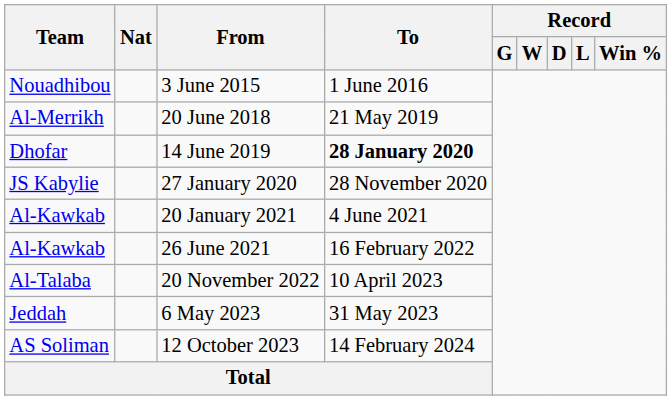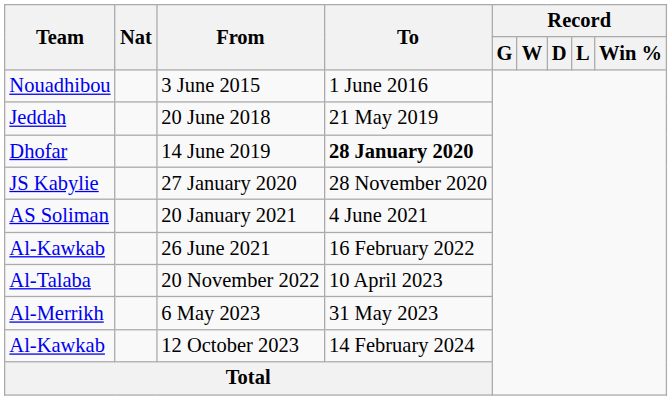(57, 118) Al-Merrikh -> (38, 118) Jeddah
(57, 215) Al-Kawkab -> (59, 215) AS Soliman
(38, 313) Jeddah -> (57, 313) Al-Merrikh
(59, 345) AS Soliman -> (57, 345) Al-Kawkab
